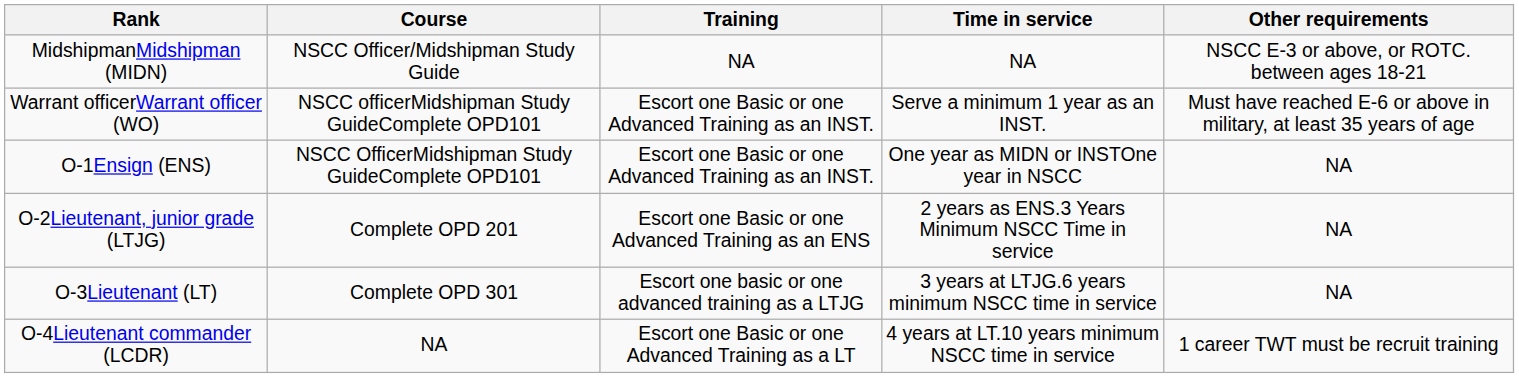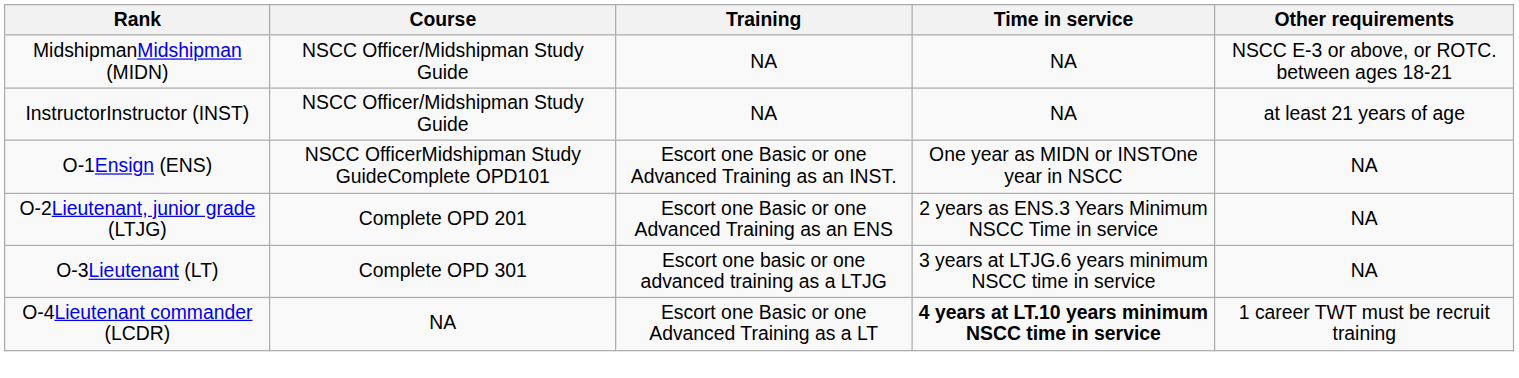+ row: (137, 113)
- row: (136, 113)
(1023, 345) normal -> (1063, 323) bold
